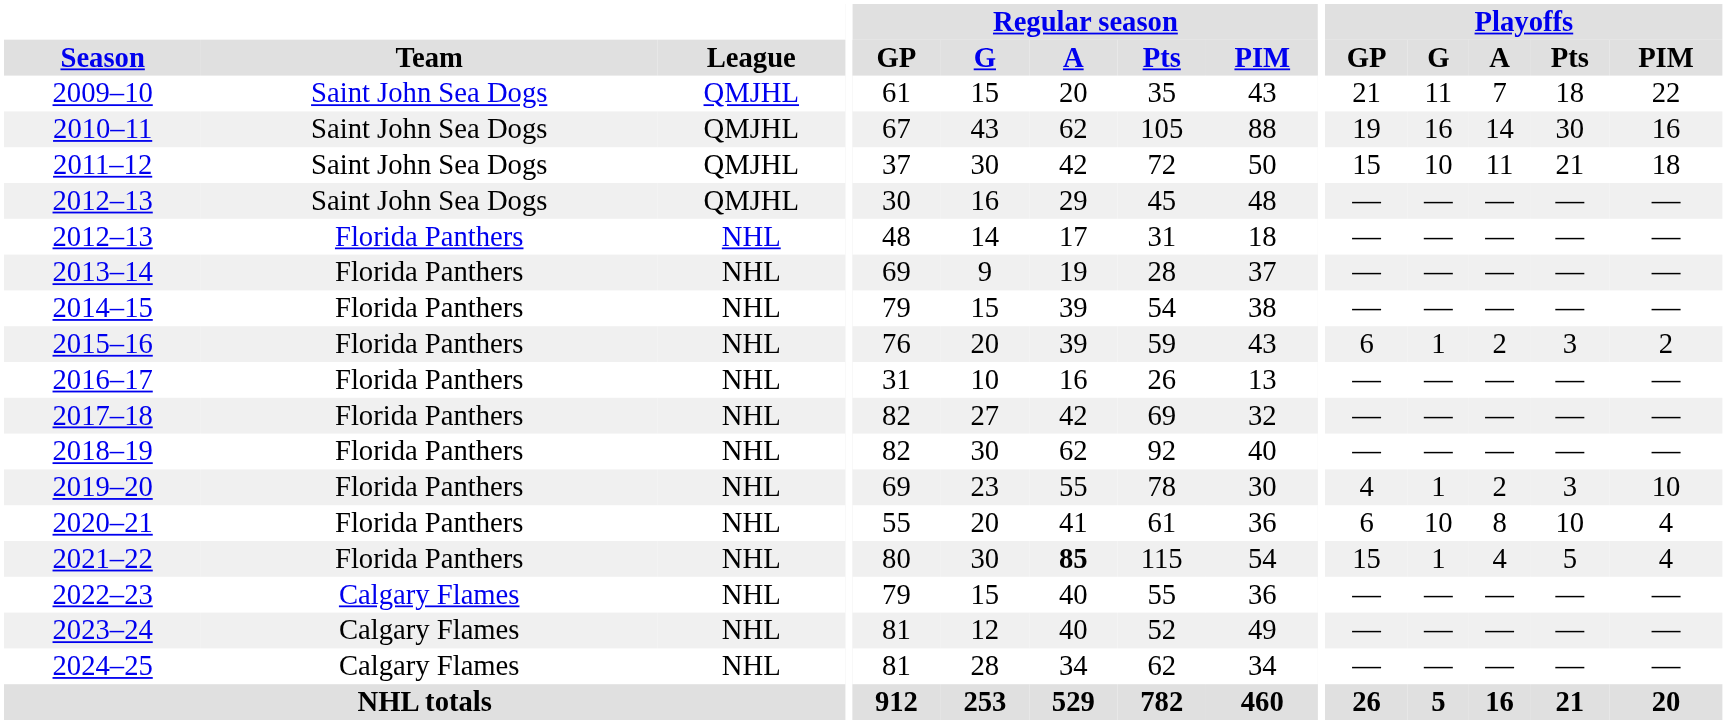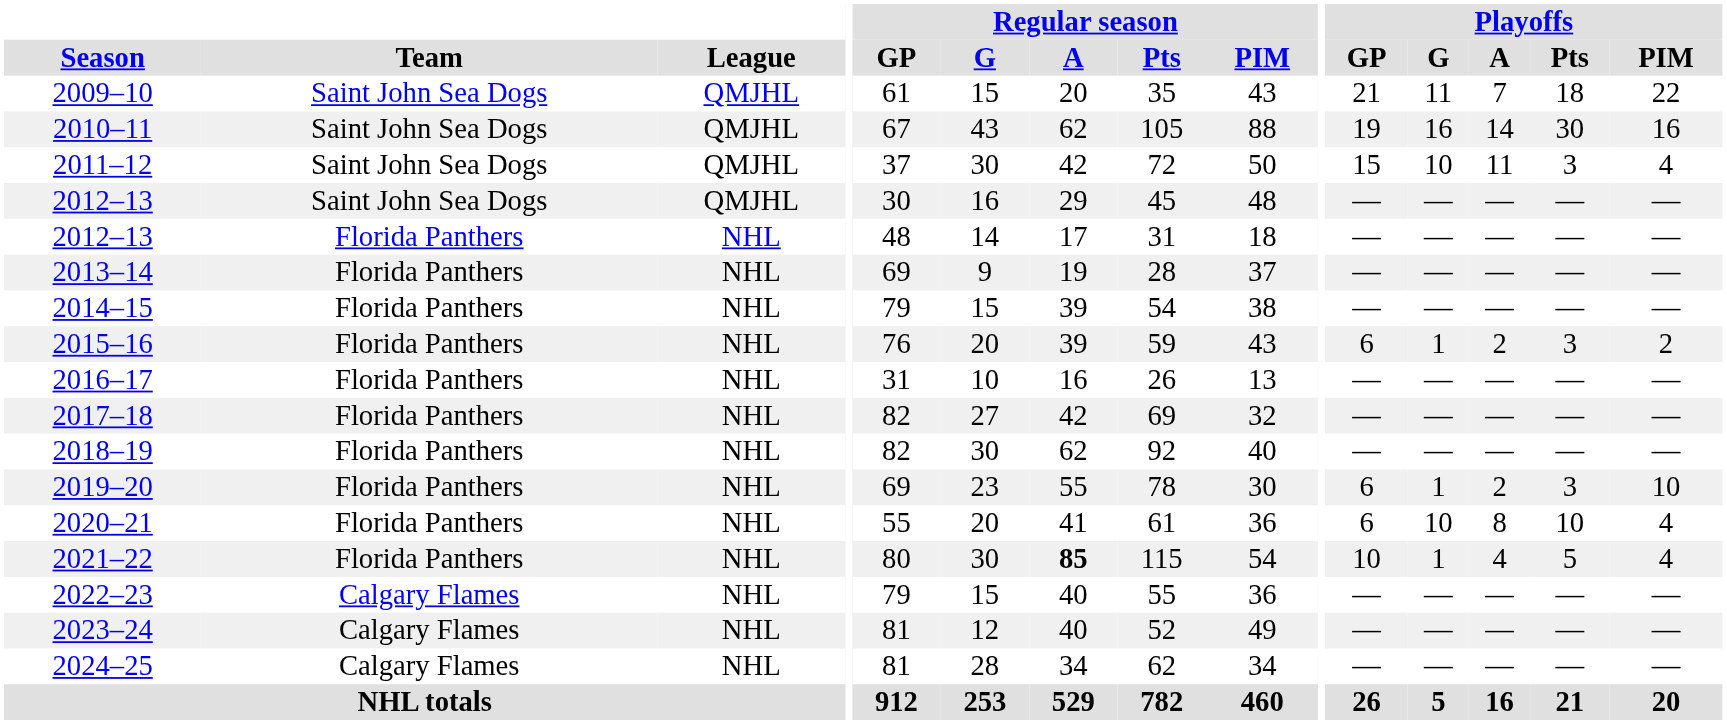(1570, 164) 21 -> (1570, 164) 3
(1666, 164) 18 -> (1666, 164) 4
(1367, 486) 4 -> (1367, 486) 6
(1367, 558) 15 -> (1367, 558) 10
